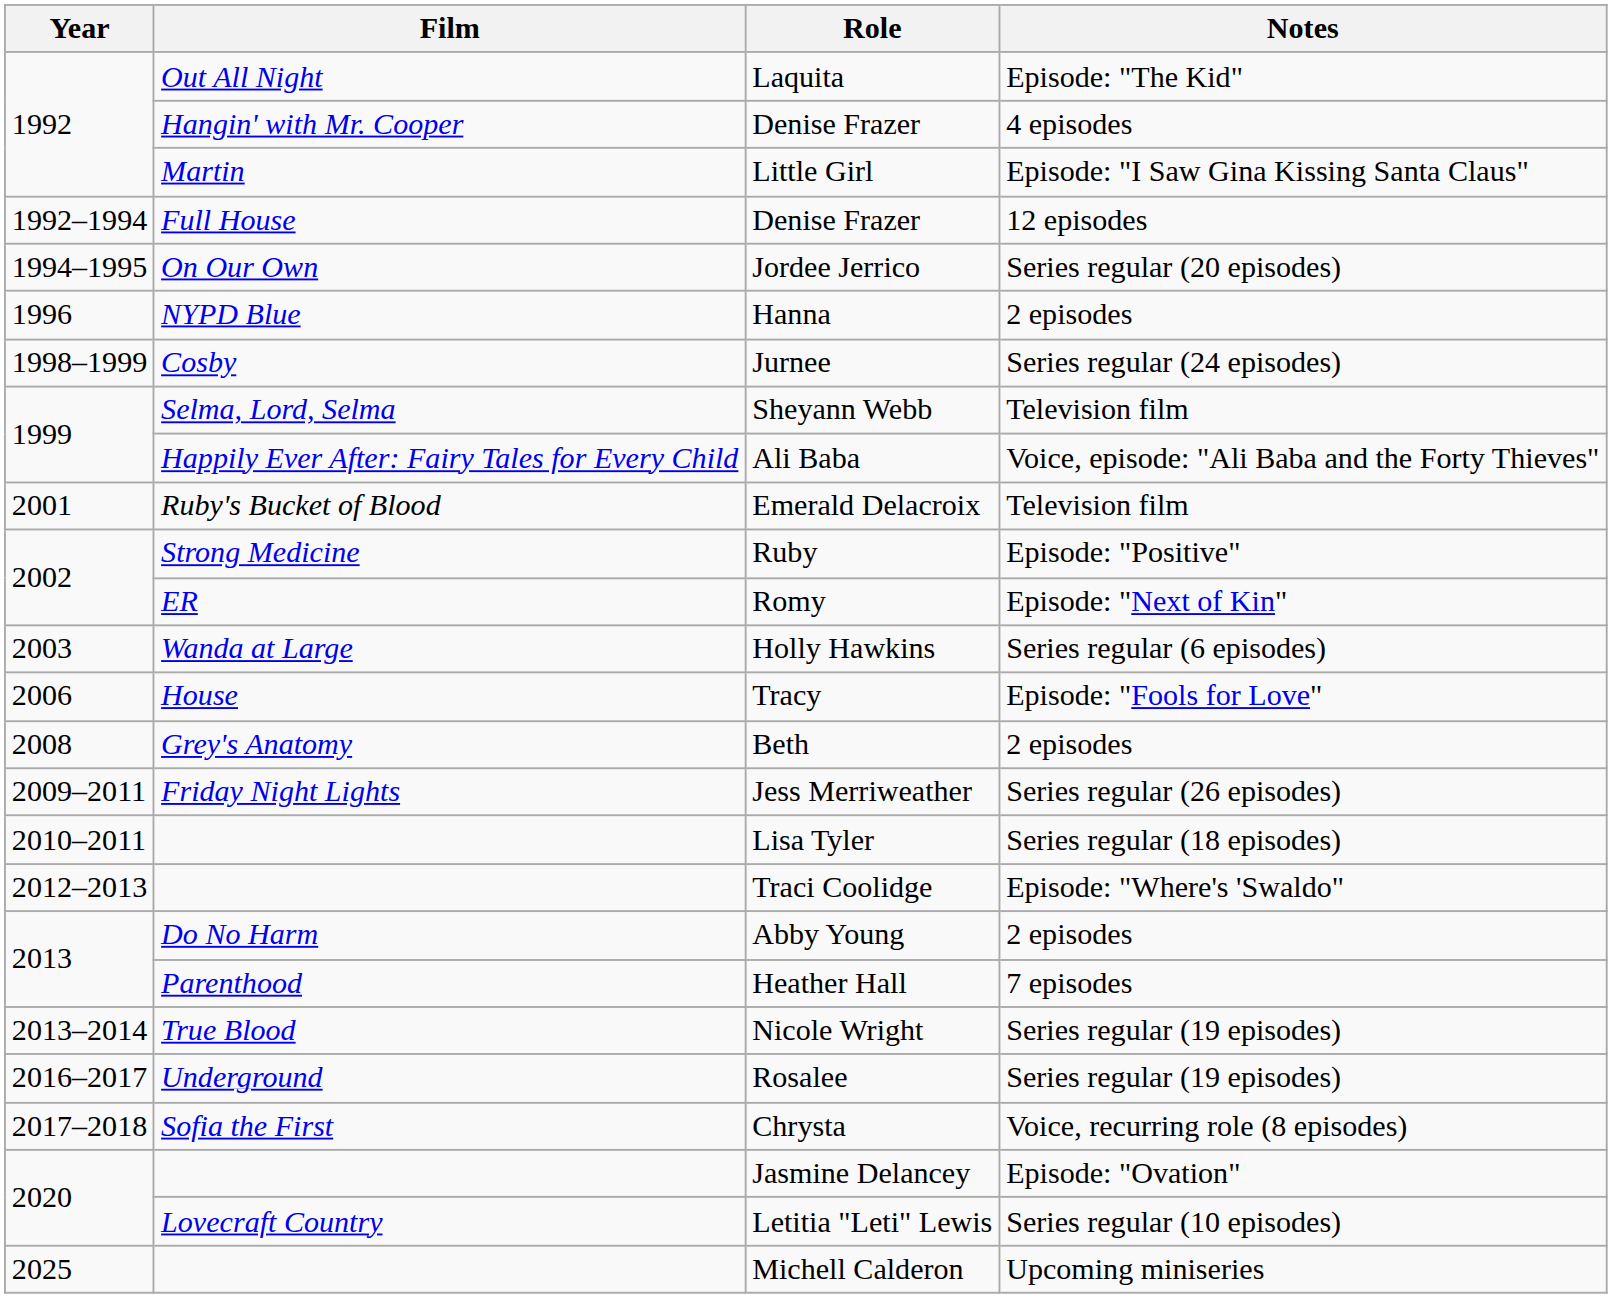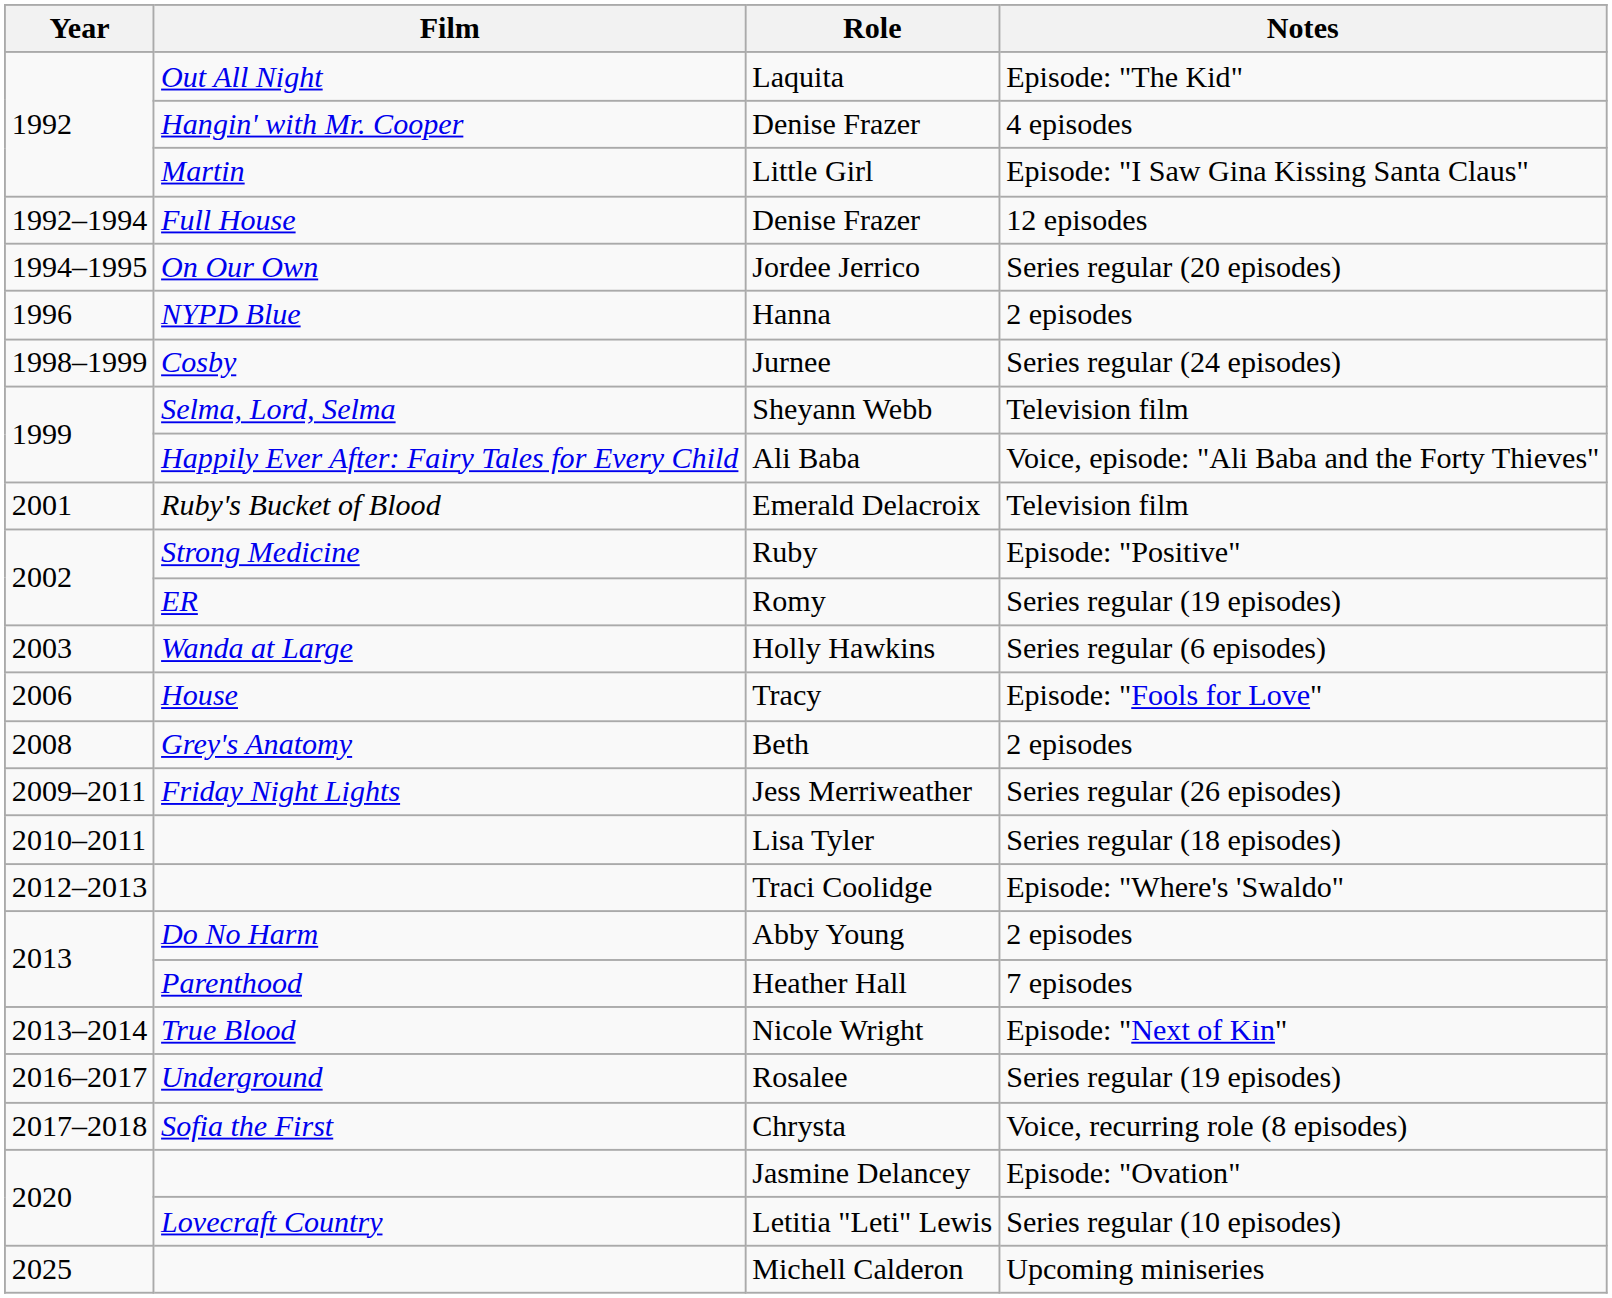(1147, 600) Episode: "Next of Kin" -> (1174, 600) Series regular (19 episodes)
(1174, 1030) Series regular (19 episodes) -> (1147, 1030) Episode: "Next of Kin"
